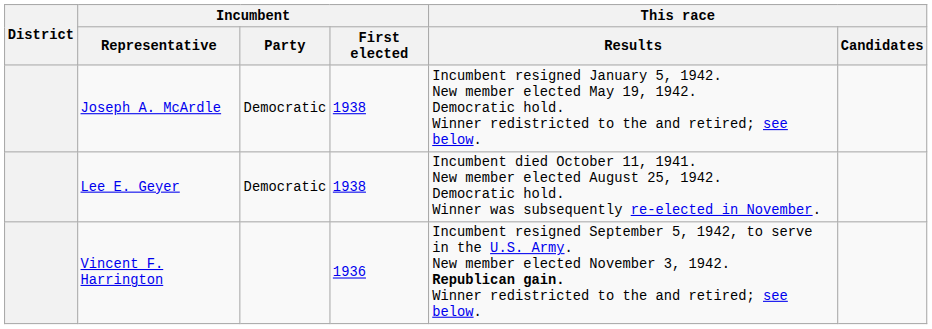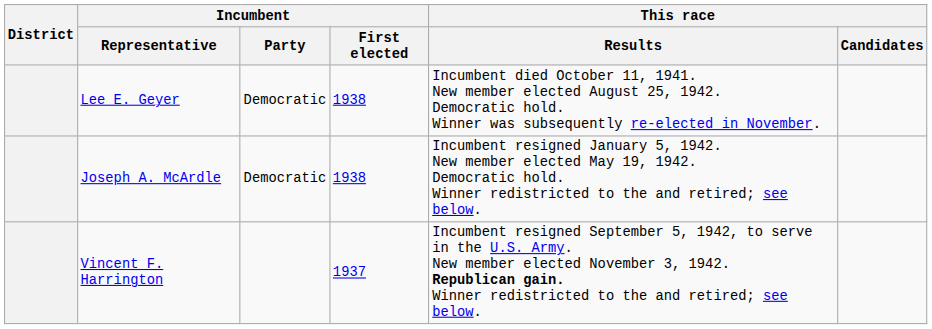rows swapped: (151, 108) <-> (130, 186)
(349, 273) 1936 -> (349, 273) 1937
